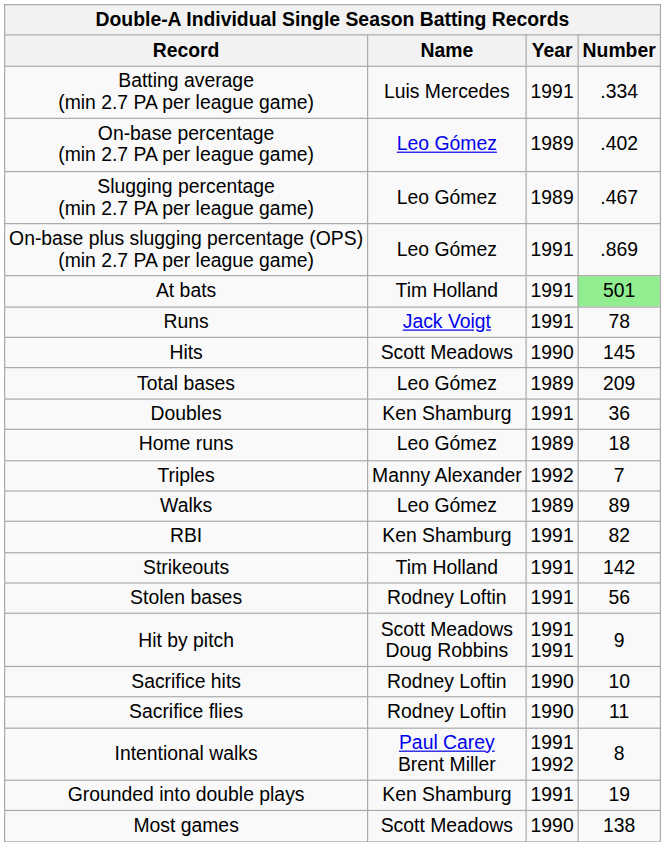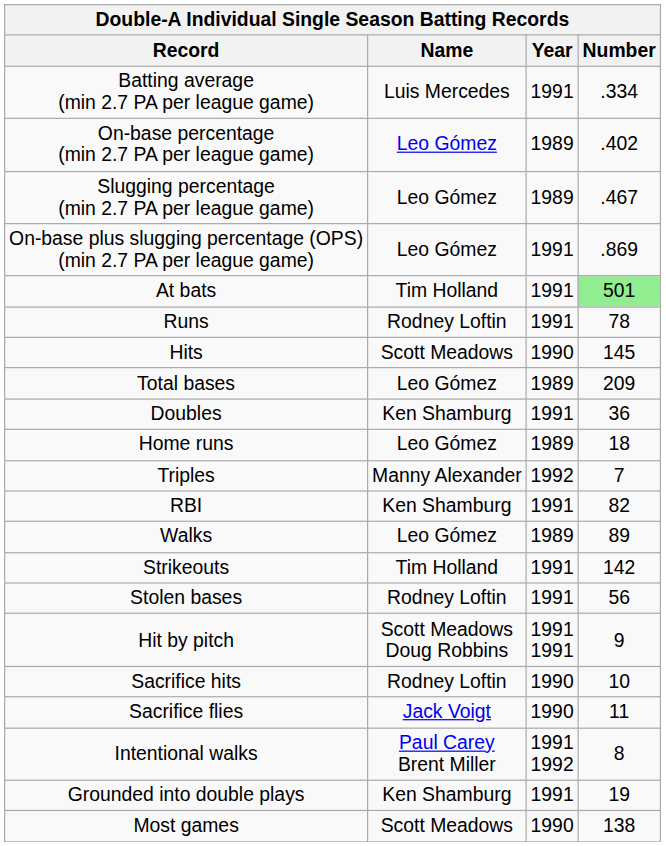(447, 321) Jack Voigt -> (447, 321) Rodney Loftin
rows swapped: (186, 536) <-> (186, 506)
(447, 712) Rodney Loftin -> (447, 712) Jack Voigt
